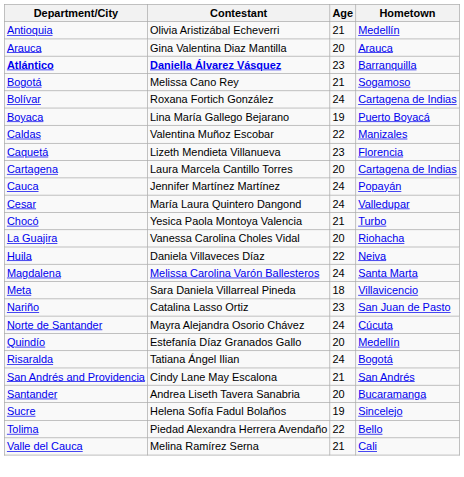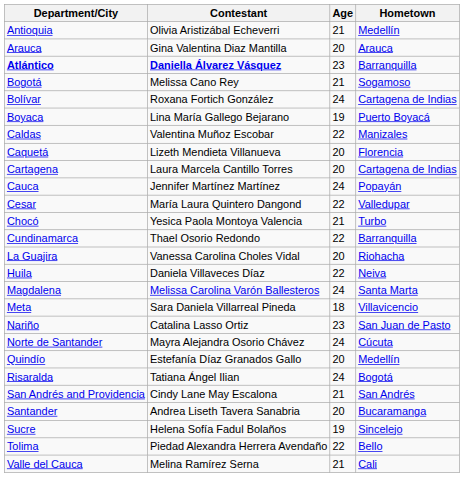(338, 152) 23 -> (338, 152) 20
(338, 204) 24 -> (338, 204) 22
+ row: (42, 238)
